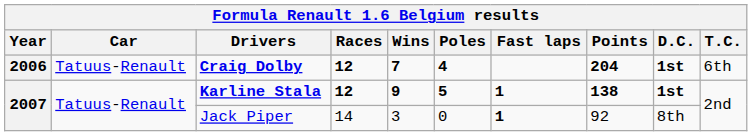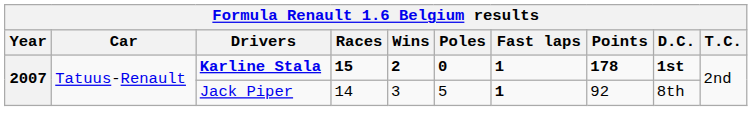- row: (251, 68)
(344, 93) 12 -> (344, 68) 15
(396, 93) 9 -> (396, 68) 2
(443, 93) 5 -> (443, 68) 0
(604, 93) 138 -> (604, 68) 178
(443, 118) 0 -> (443, 93) 5
